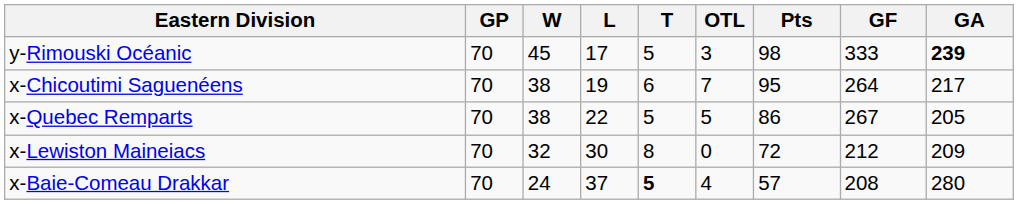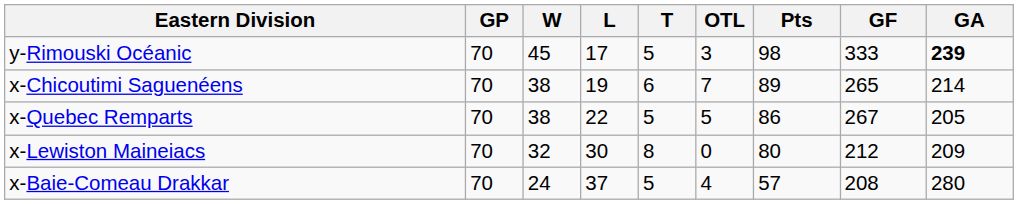(770, 85) 95 -> (770, 85) 89
(862, 85) 264 -> (862, 85) 265
(948, 85) 217 -> (948, 85) 214
(770, 150) 72 -> (770, 150) 80
(649, 183) bold -> (649, 183) normal
